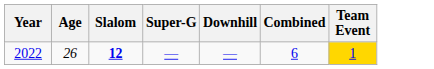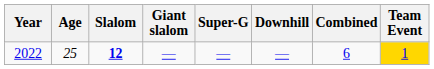+ column: (169, 23)
(70, 53) 26 -> (70, 53) 25
